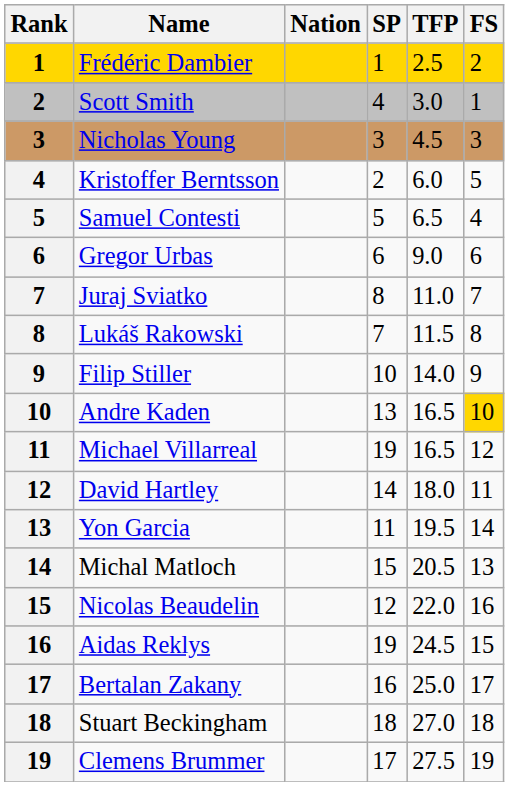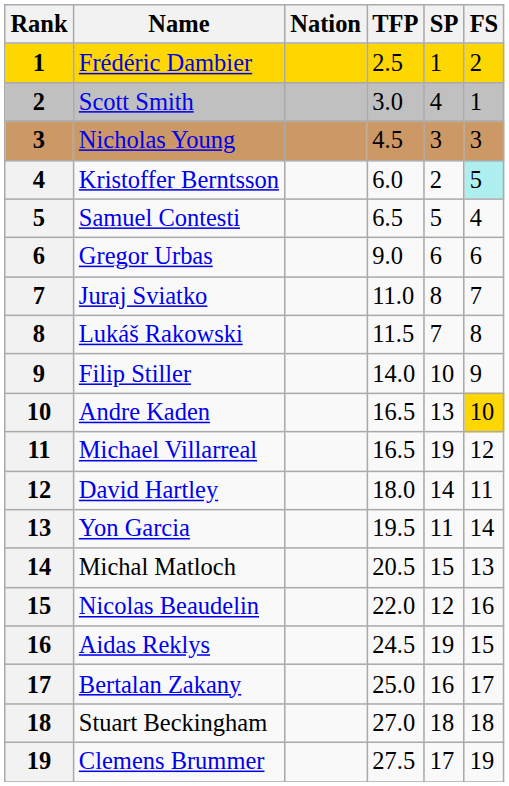columns swapped: (435, 23) <-> (387, 23)
(476, 179) no background -> (476, 179) paleturquoise background
